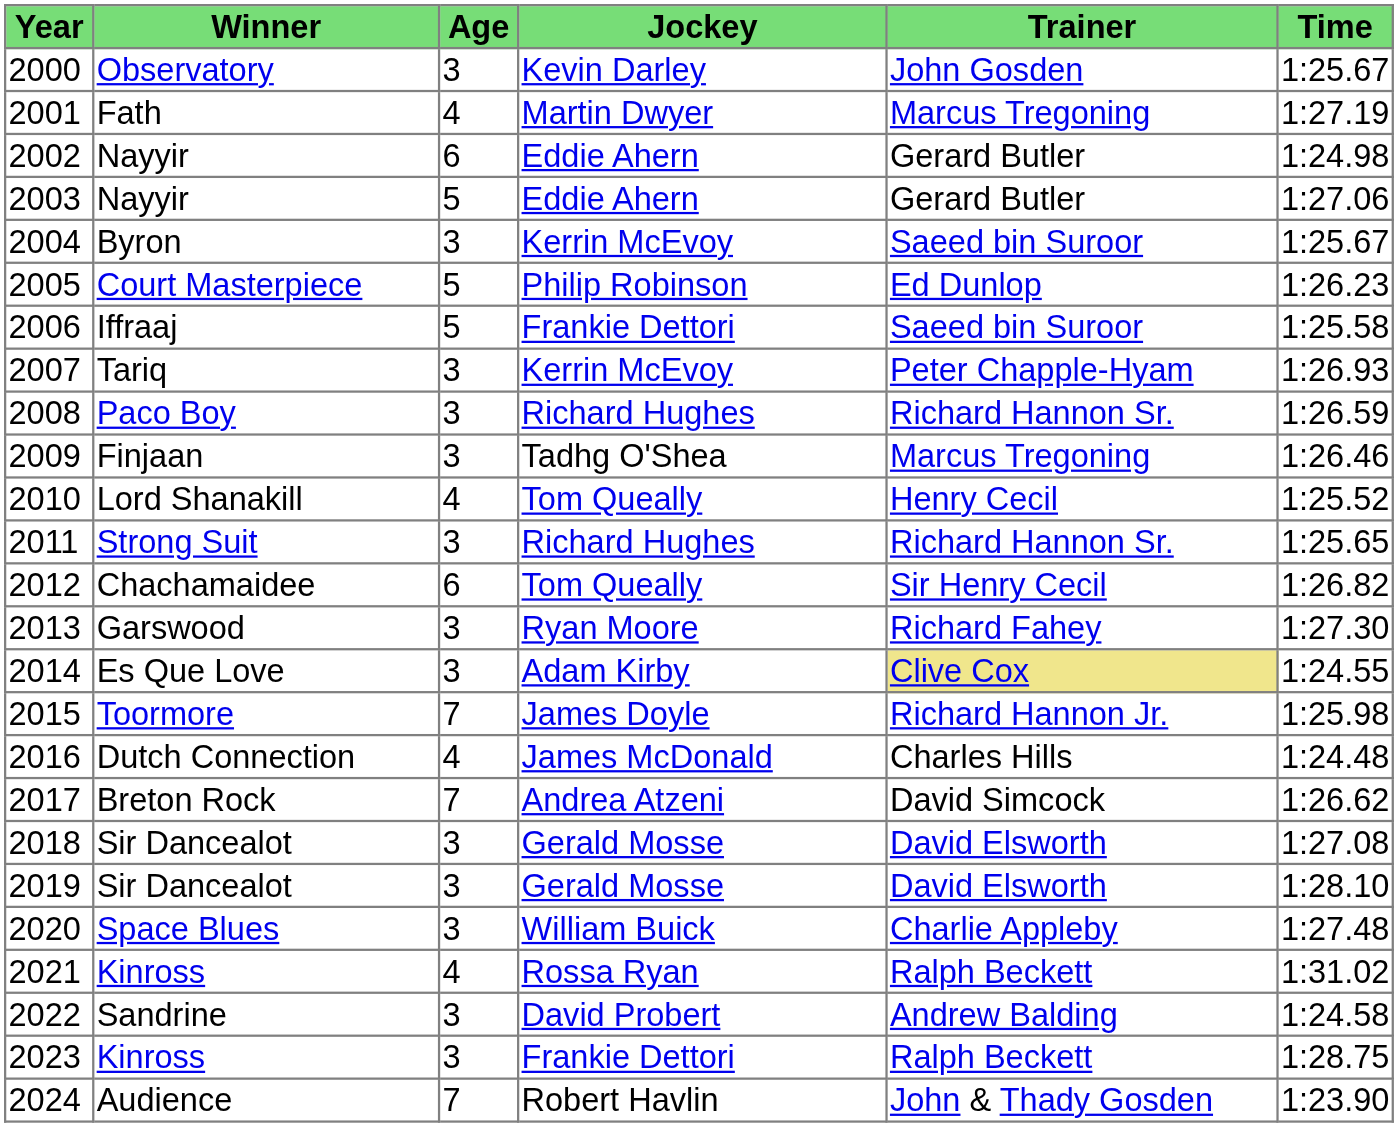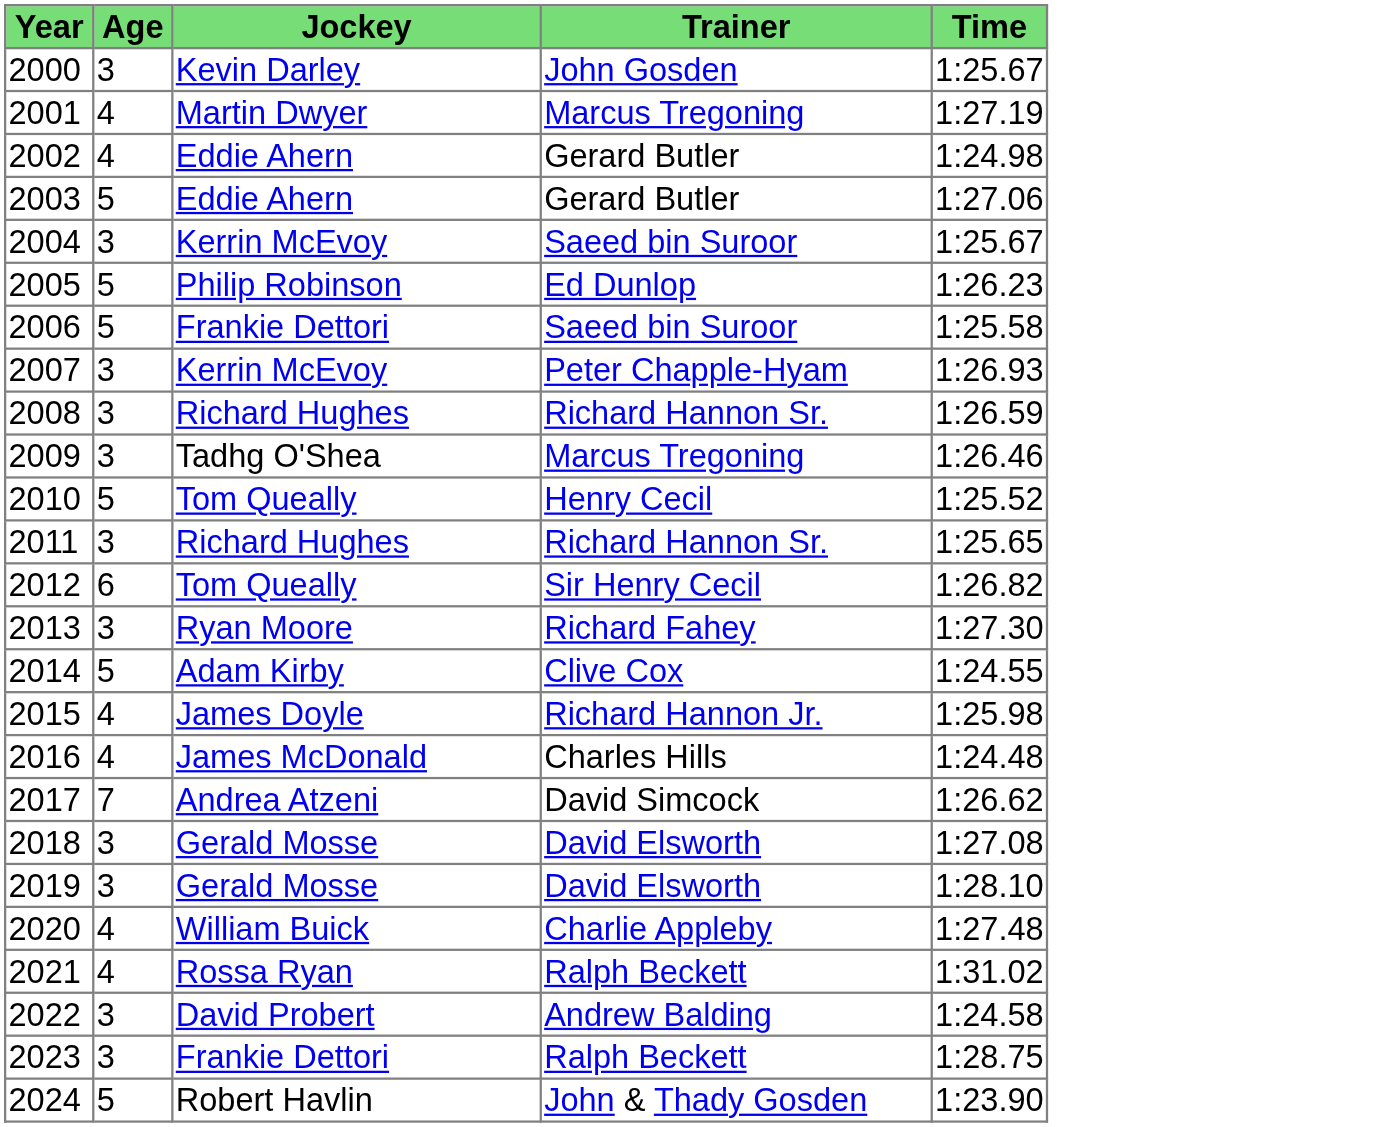- column: (266, 27)
(451, 155) 6 -> (106, 155) 4
(451, 499) 4 -> (106, 499) 5
(451, 671) 3 -> (106, 671) 5
(960, 671) khaki background -> (614, 671) no background
(451, 714) 7 -> (106, 714) 4
(451, 928) 3 -> (106, 928) 4
(451, 1100) 7 -> (106, 1100) 5
